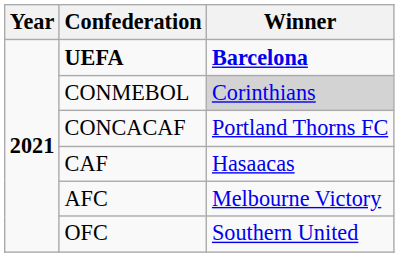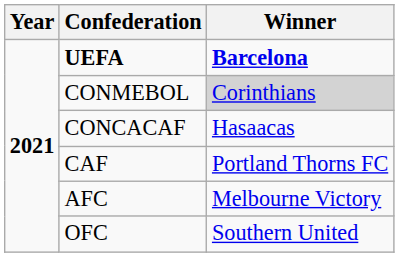(300, 127) Portland Thorns FC -> (253, 127) Hasaacas
(253, 163) Hasaacas -> (300, 163) Portland Thorns FC
